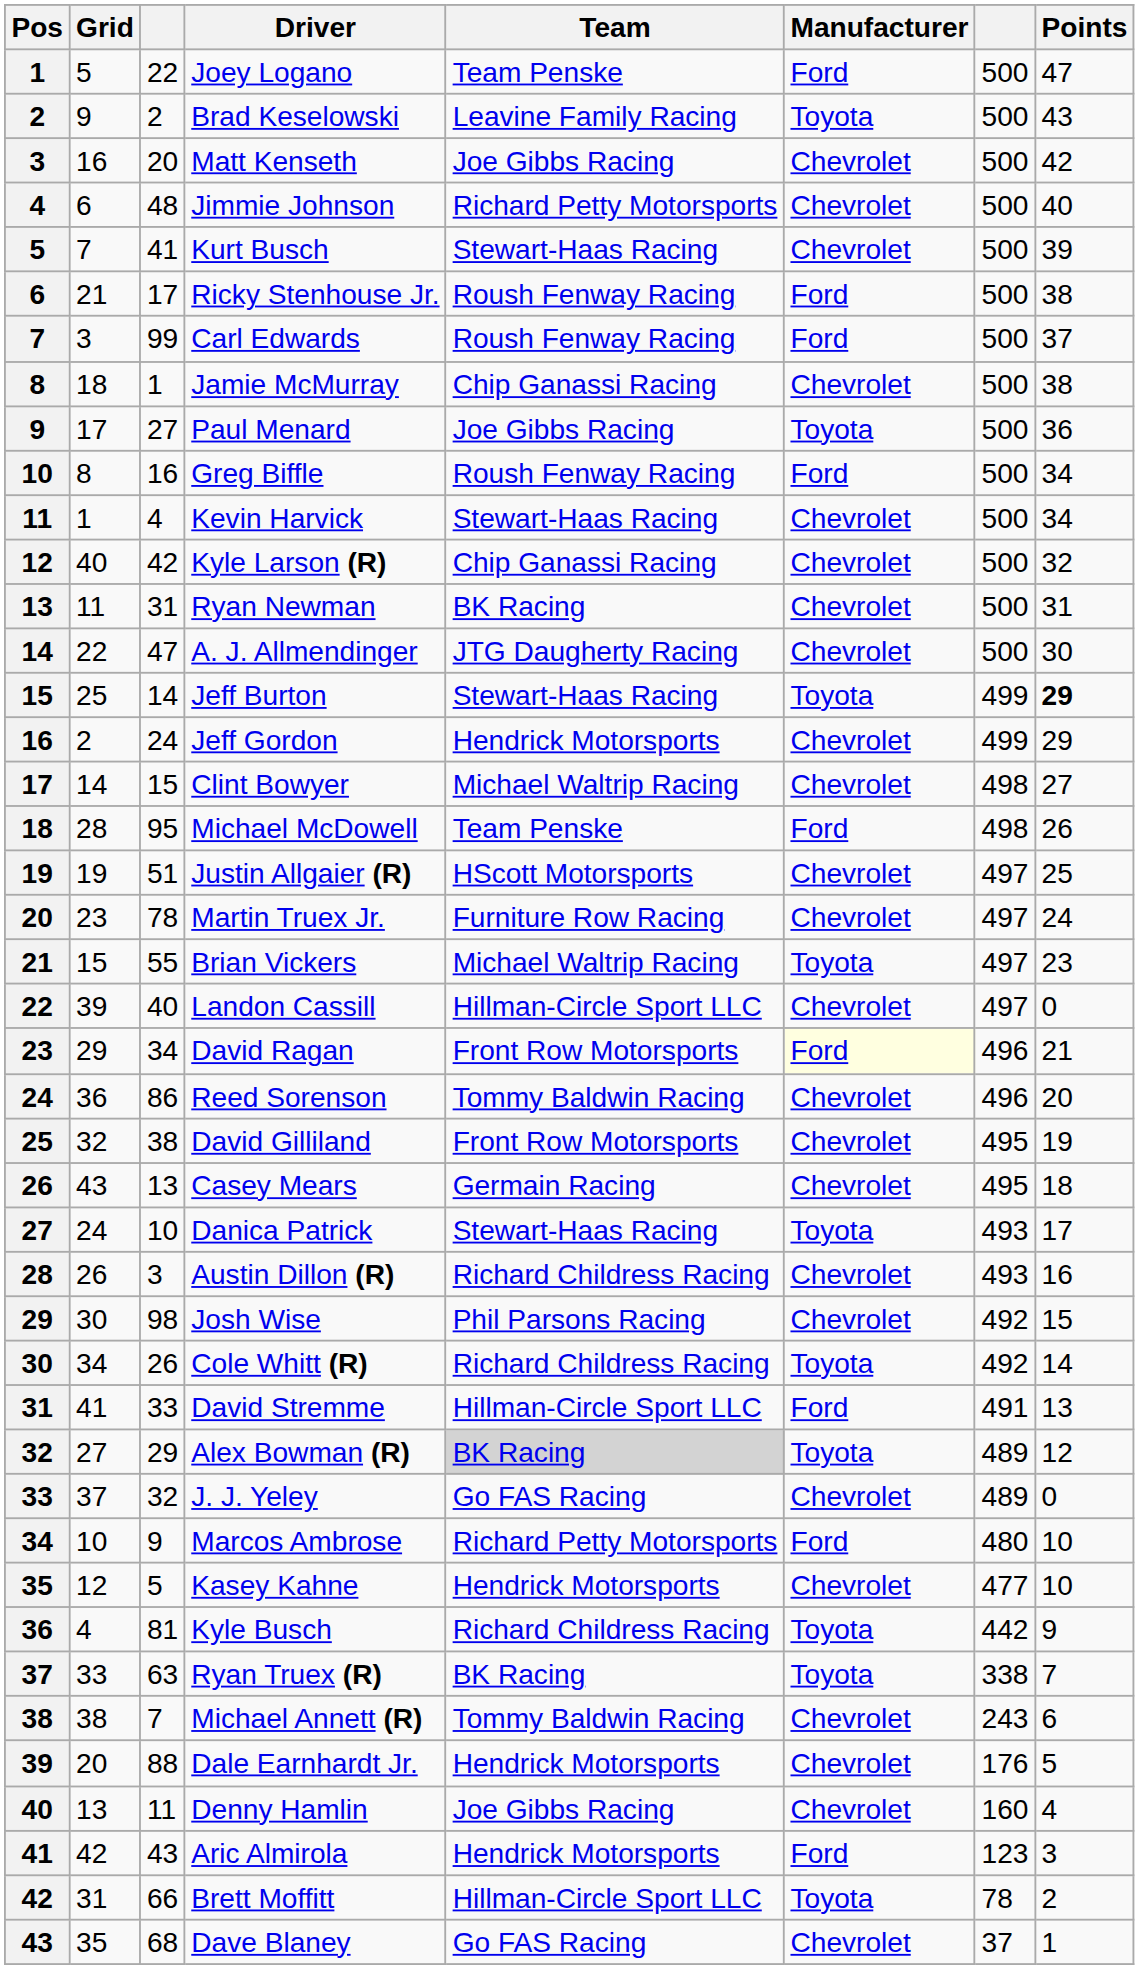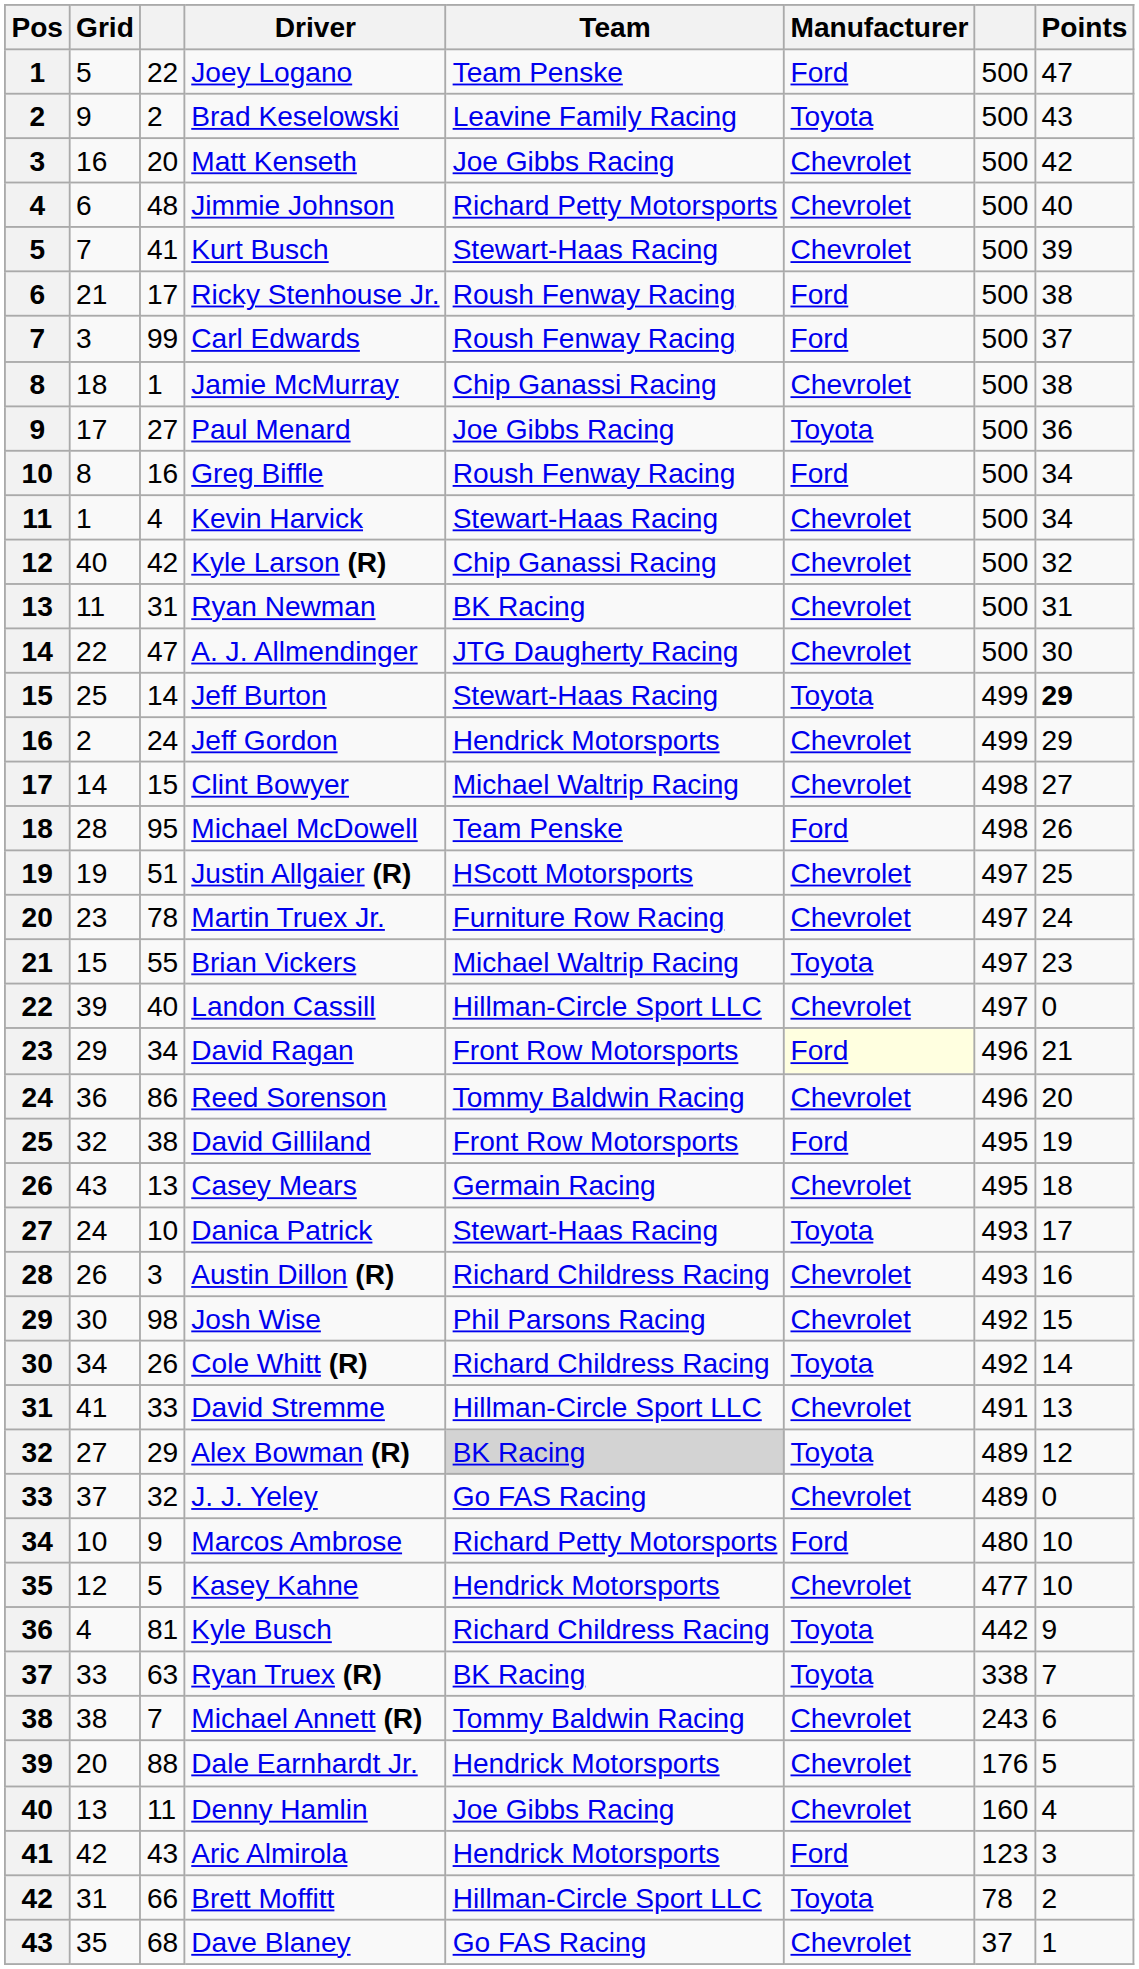(851, 1140) Chevrolet -> (819, 1140) Ford
(819, 1407) Ford -> (851, 1407) Chevrolet
